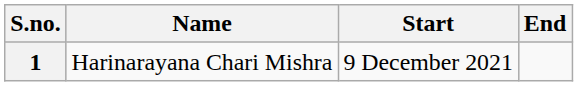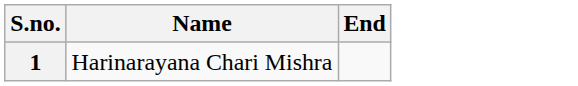- column: (428, 23)
